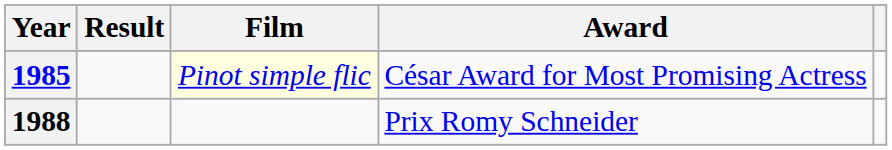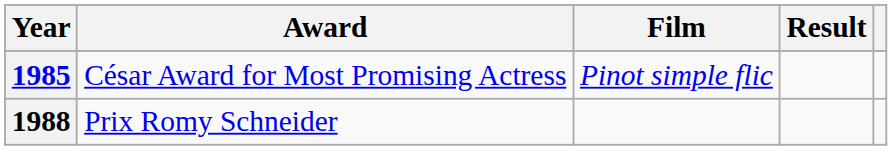columns swapped: (626, 27) <-> (124, 27)
(274, 74) lightyellow background -> (676, 74) no background
